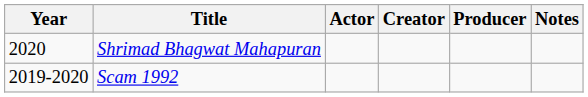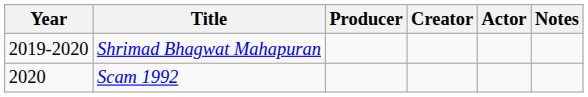columns swapped: (352, 19) <-> (490, 19)
(27, 48) 2020 -> (49, 48) 2019-2020
(49, 77) 2019-2020 -> (27, 77) 2020
